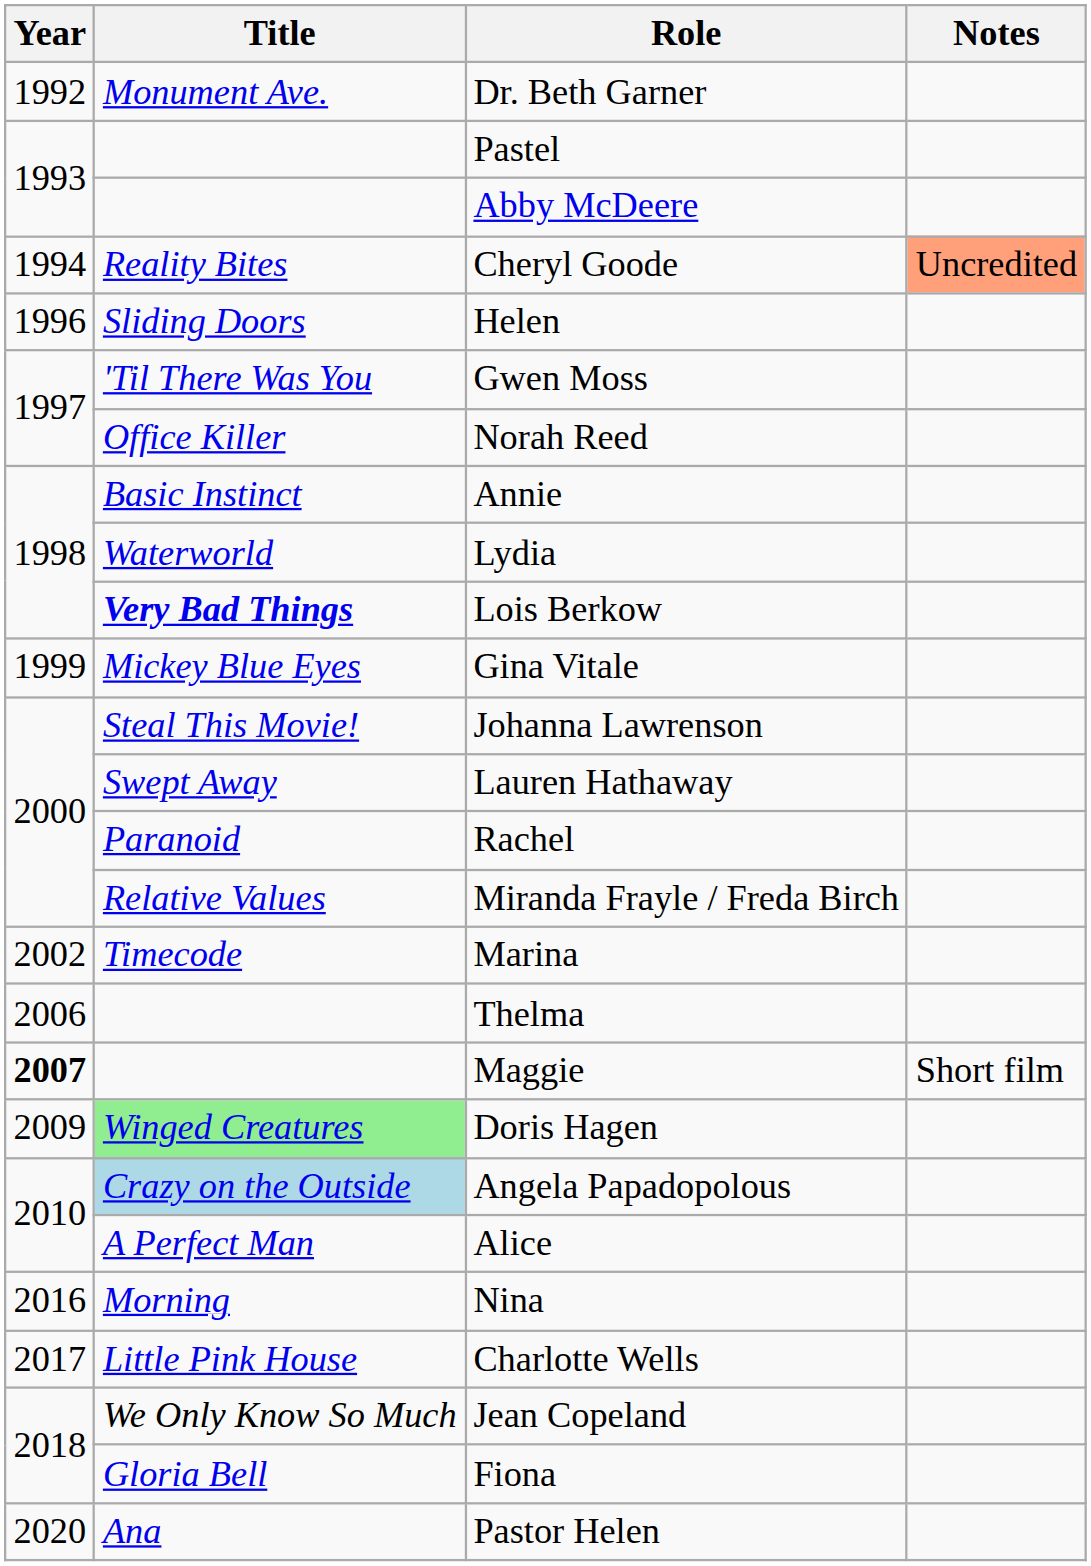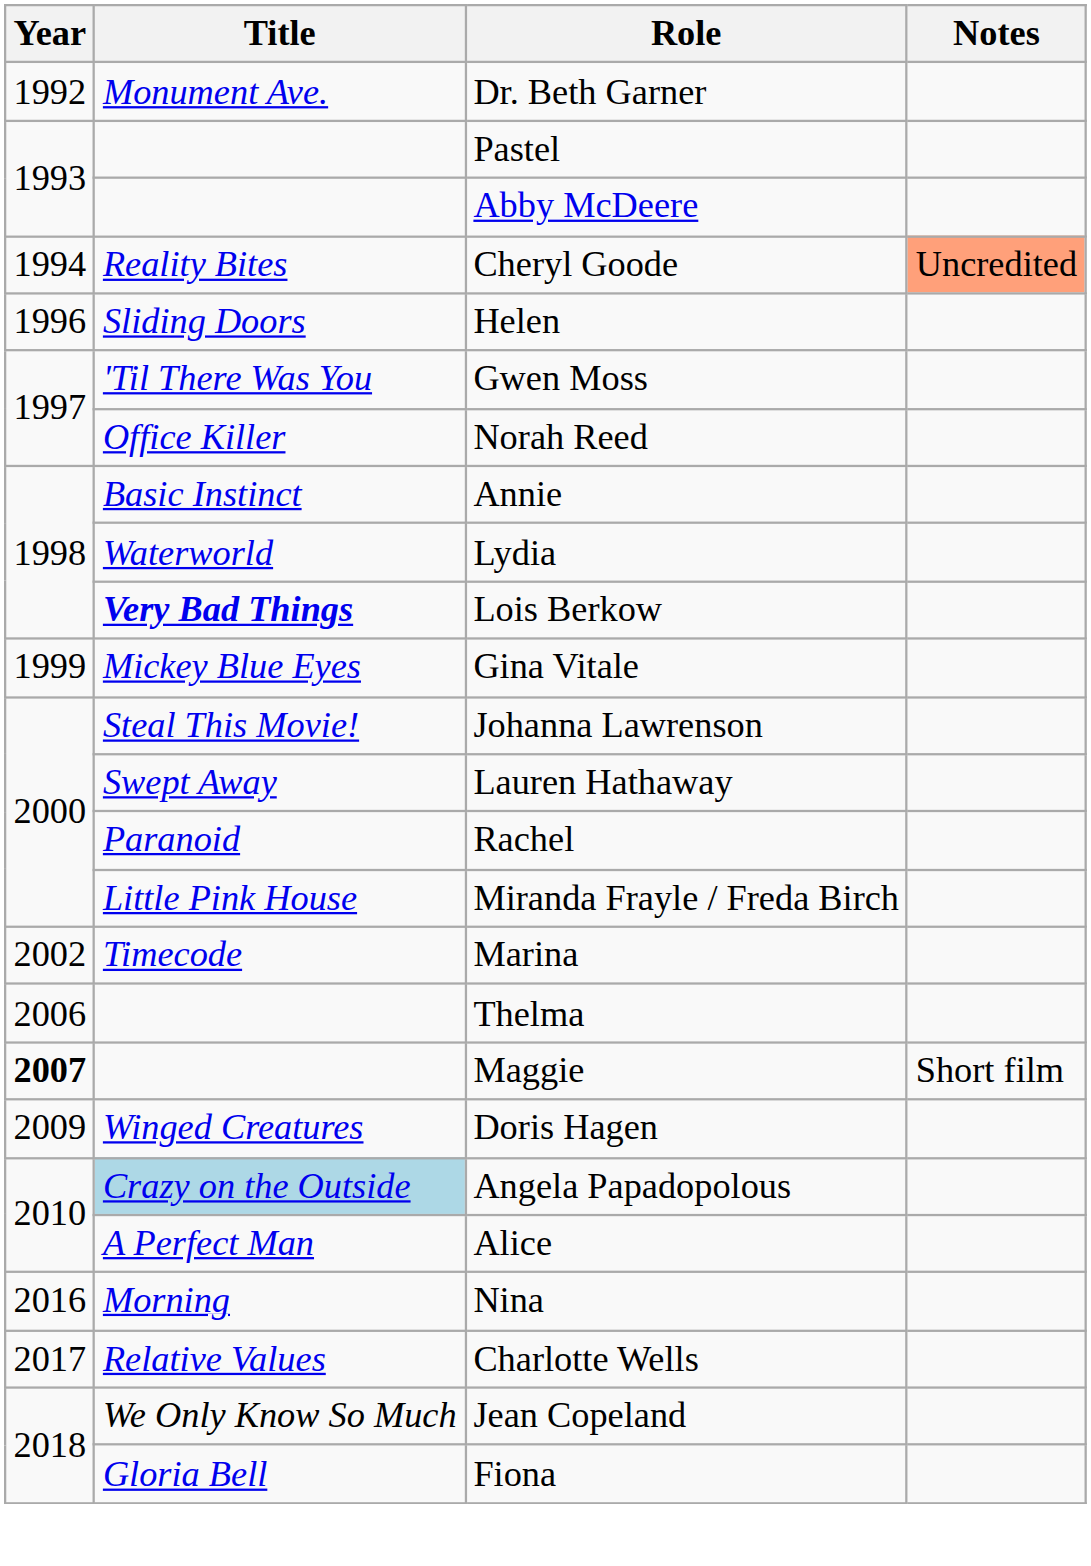(214, 897) Relative Values -> (230, 897) Little Pink House
(233, 1127) lightgreen background -> (233, 1127) no background
(230, 1358) Little Pink House -> (214, 1358) Relative Values
- row: (567, 1530)
